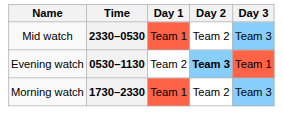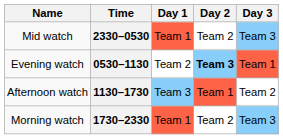+ row: (121, 92)
